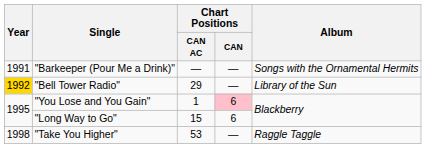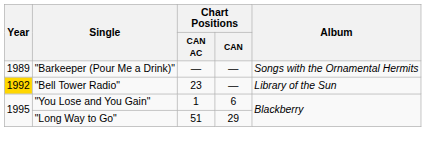(18, 69) 1991 -> (18, 69) 1989
(196, 85) 29 -> (196, 85) 23
(233, 102) pink background -> (233, 102) no background
(196, 118) 15 -> (196, 118) 51
(233, 118) 6 -> (233, 118) 29
- row: (76, 135)
